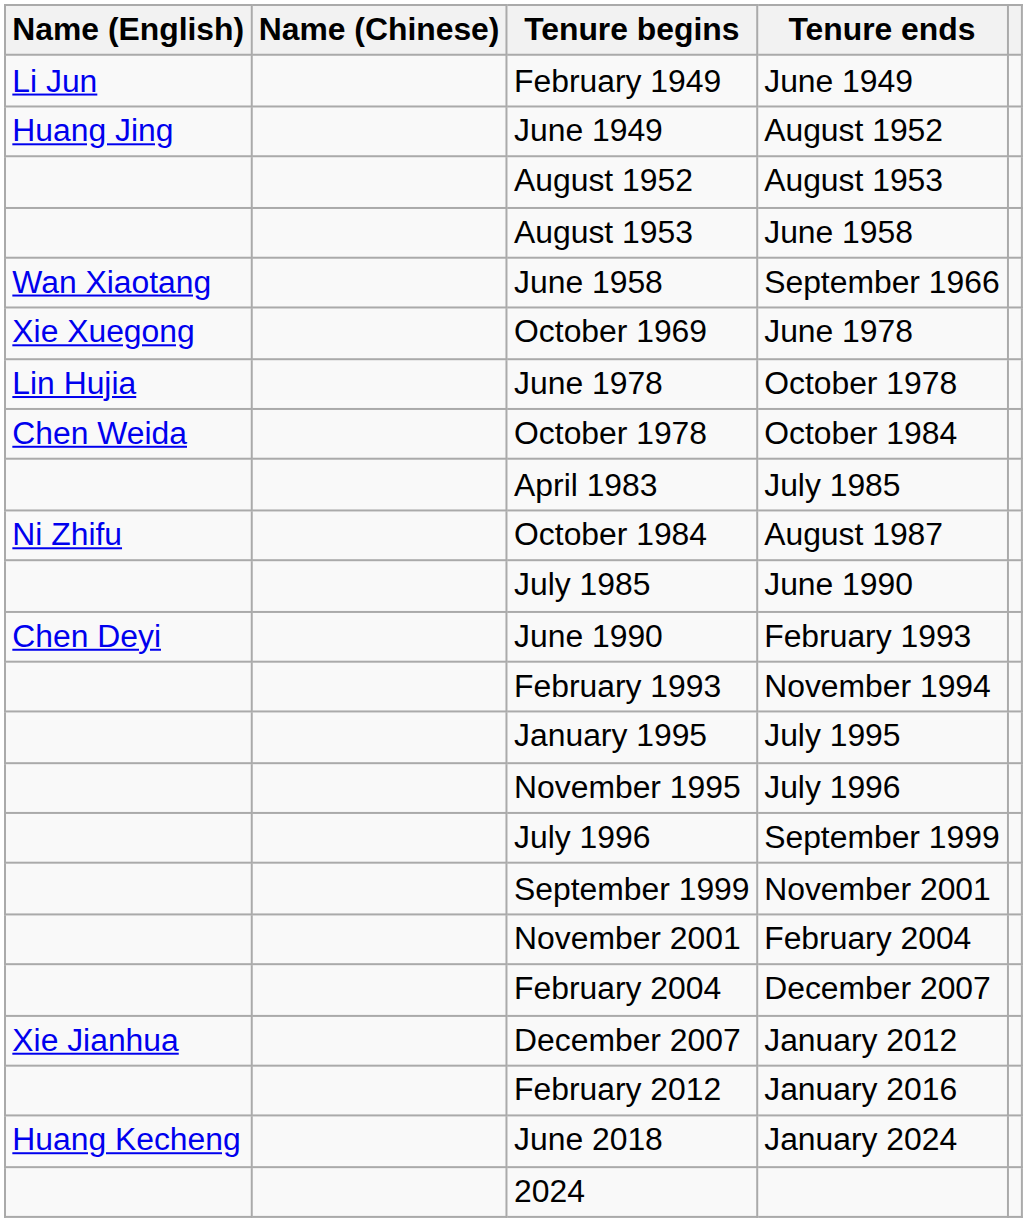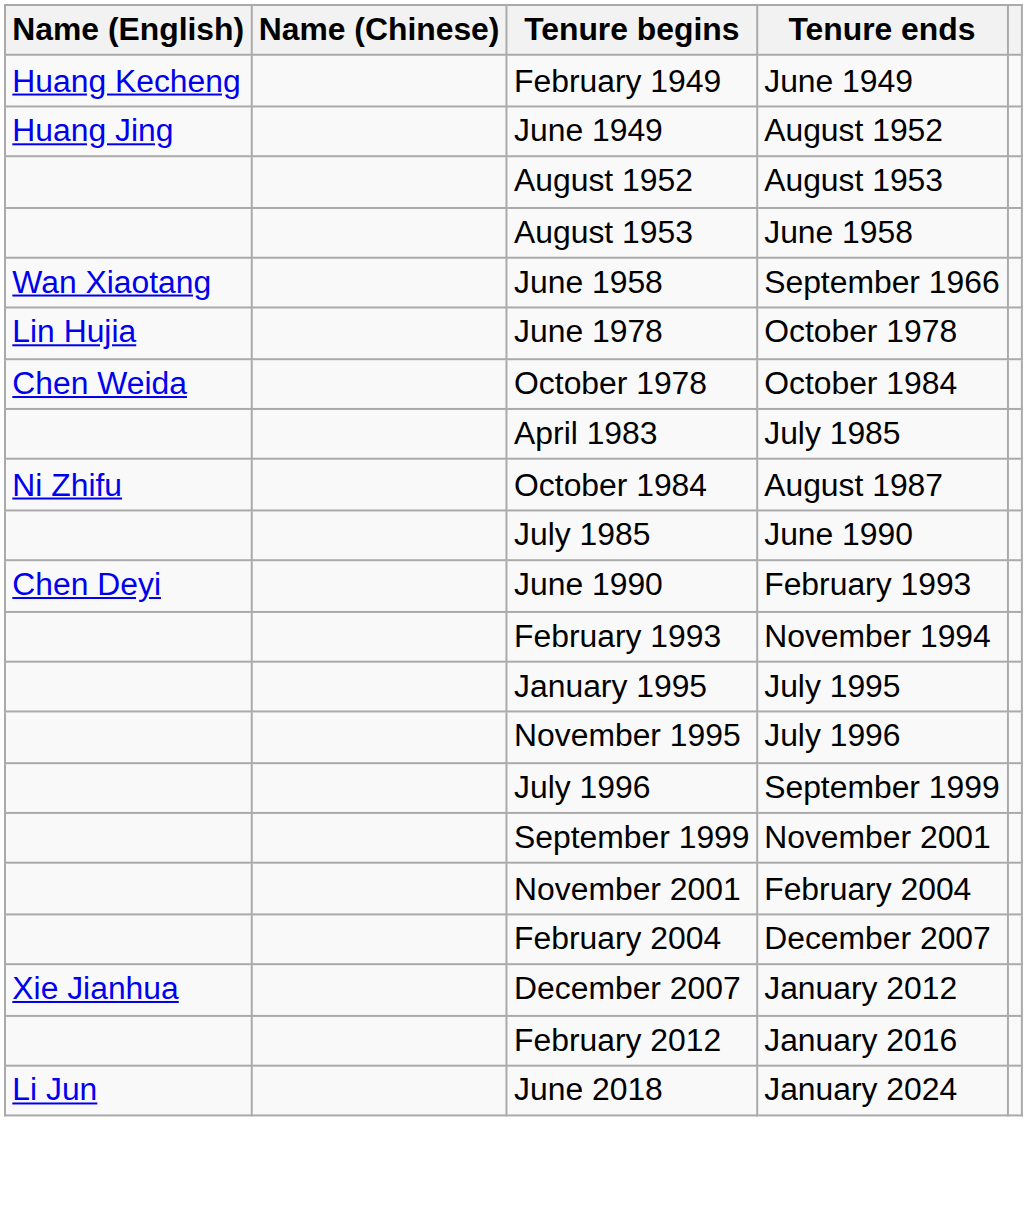(55, 80) Li Jun -> (127, 80) Huang Kecheng
- row: (611, 332)
(127, 1140) Huang Kecheng -> (55, 1090) Li Jun
- row: (550, 1191)
